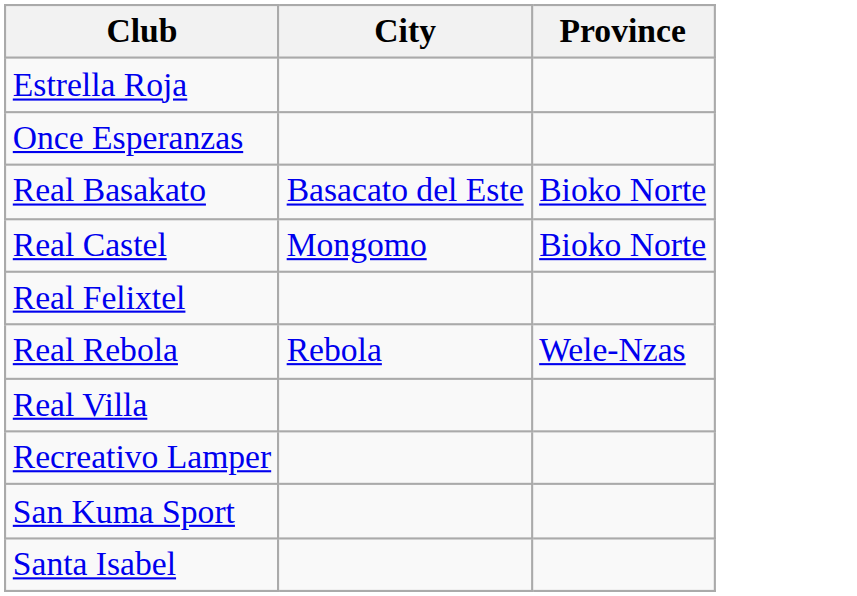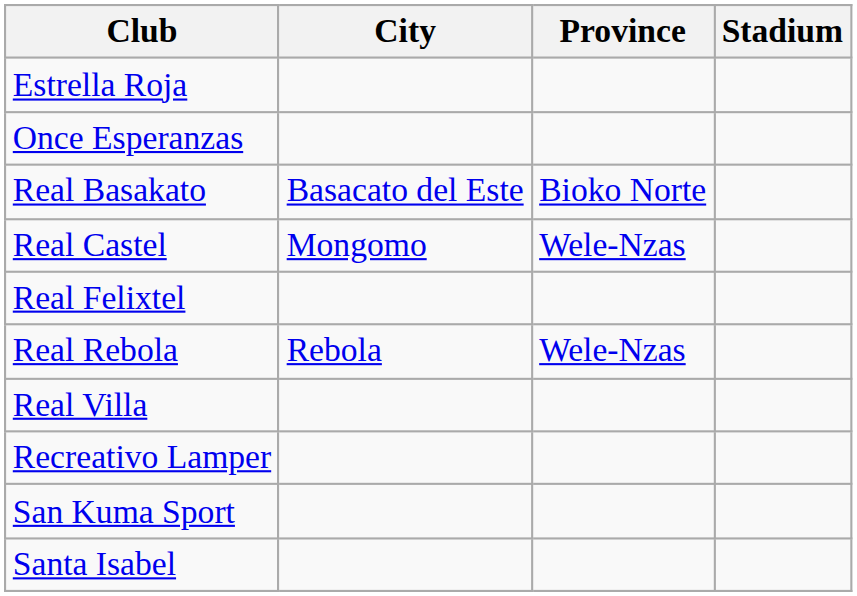+ column: (782, 31)
(623, 244) Bioko Norte -> (612, 244) Wele-Nzas
